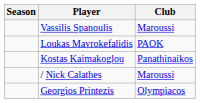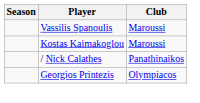- row: (87, 43)
(165, 59) Panathinaikos -> (147, 43) Maroussi
(156, 75) Maroussi -> (156, 59) Panathinaikos
